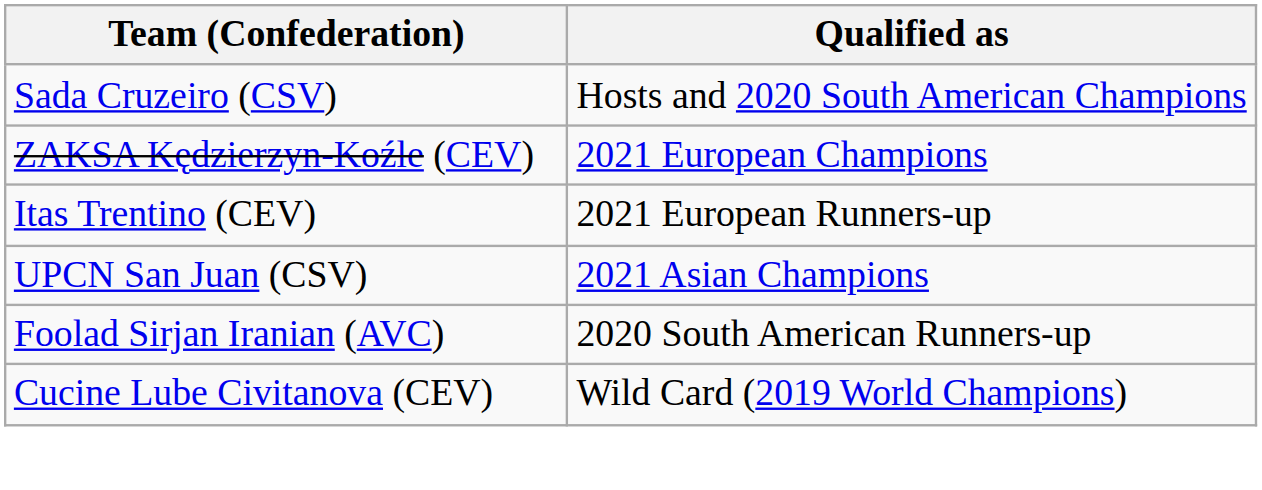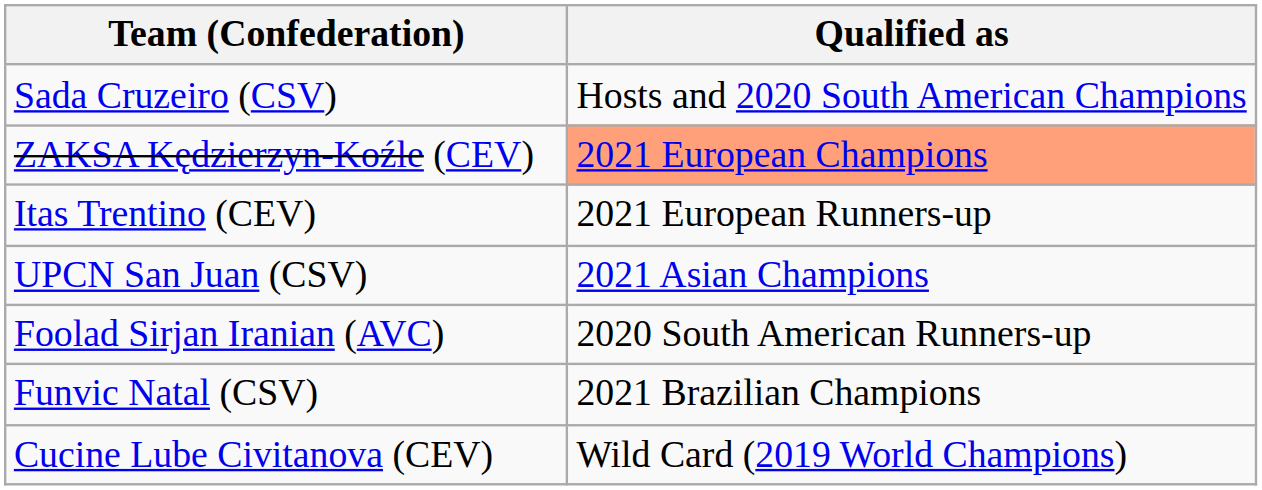(782, 154) no background -> (782, 154) lightsalmon background
+ row: (166, 393)
